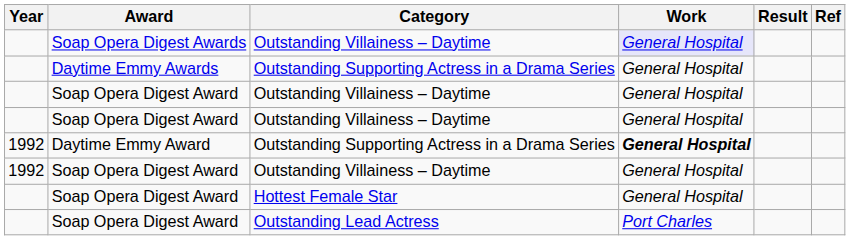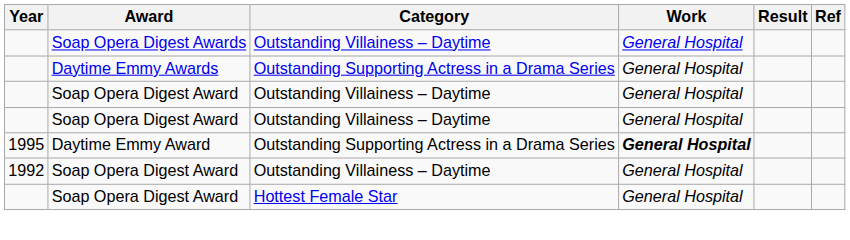(682, 42) lavender background -> (682, 42) no background
(26, 145) 1992 -> (26, 145) 1995
- row: (145, 222)
